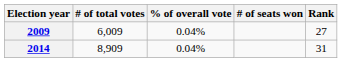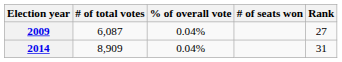(110, 31) 6,009 -> (110, 31) 6,087
